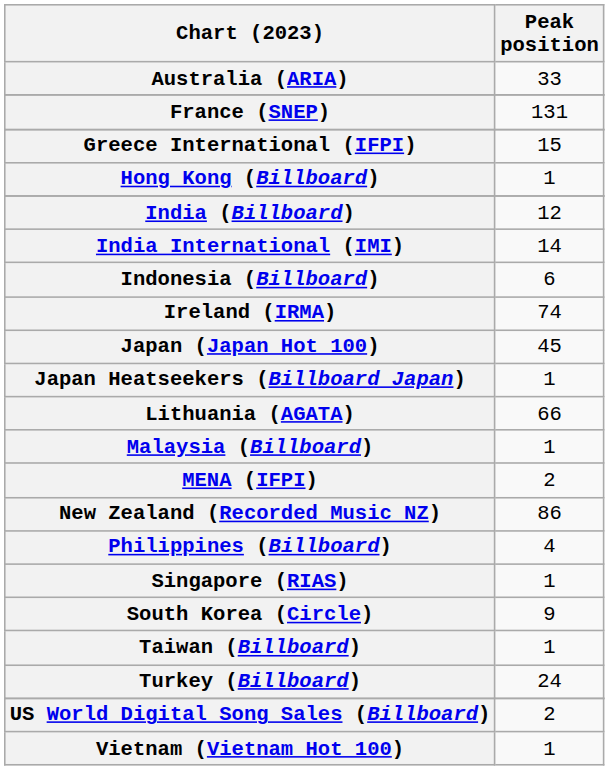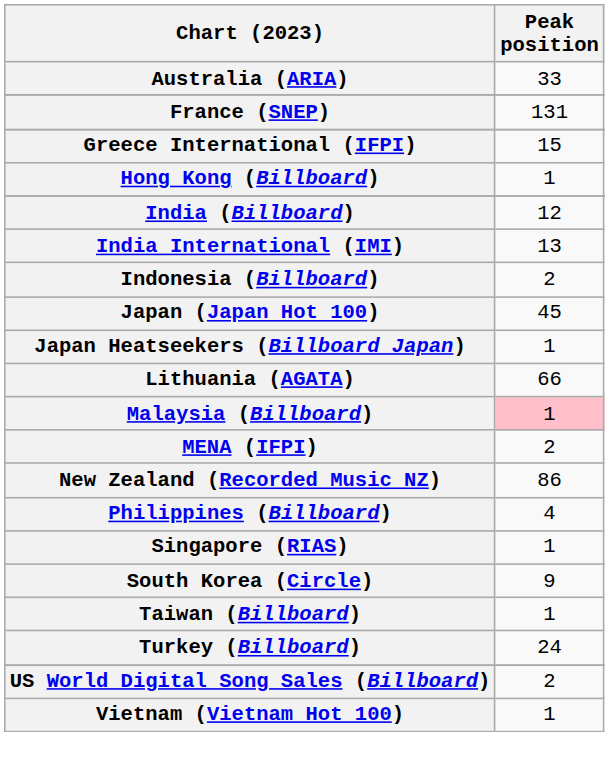(550, 246) 14 -> (550, 246) 13
(550, 280) 6 -> (550, 280) 2
- row: (250, 313)
(550, 447) no background -> (550, 413) pink background
